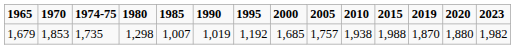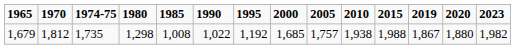(55, 34) 1,853 -> (55, 34) 1,812
(175, 34) 1,007 -> (175, 34) 1,008
(213, 34) 1,019 -> (213, 34) 1,022
(426, 34) 1,870 -> (426, 34) 1,867
